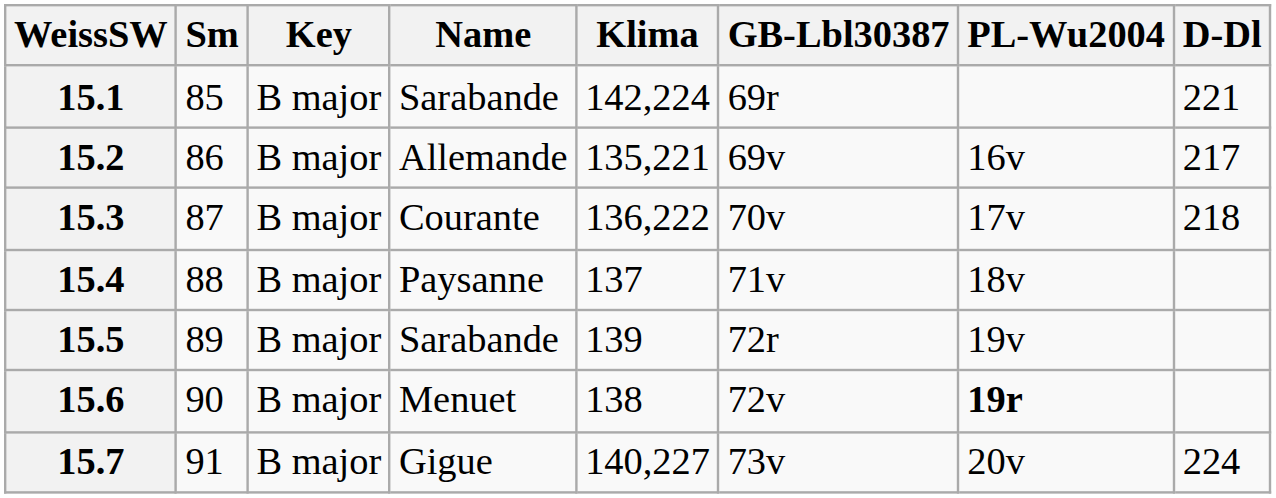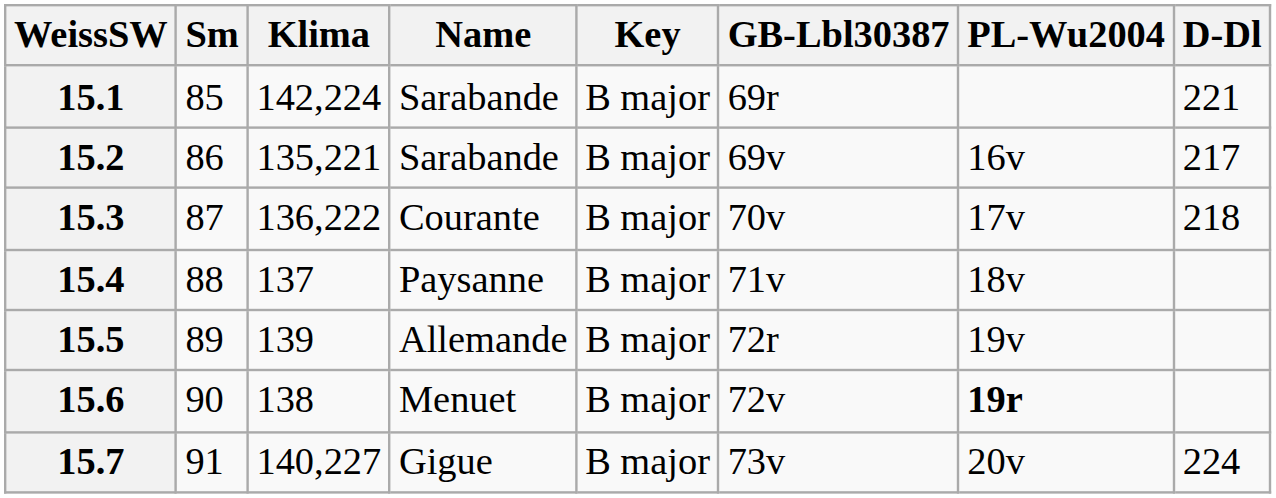columns swapped: (648, 34) <-> (319, 34)
(483, 156) Allemande -> (479, 156) Sarabande
(479, 339) Sarabande -> (483, 339) Allemande
